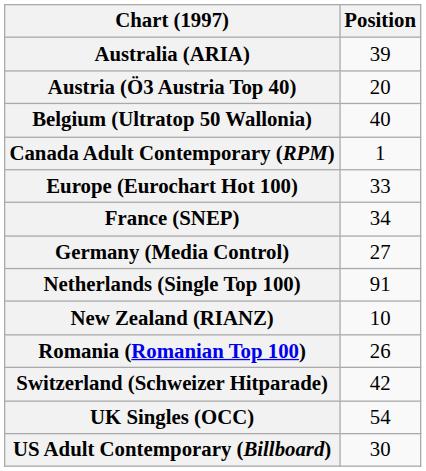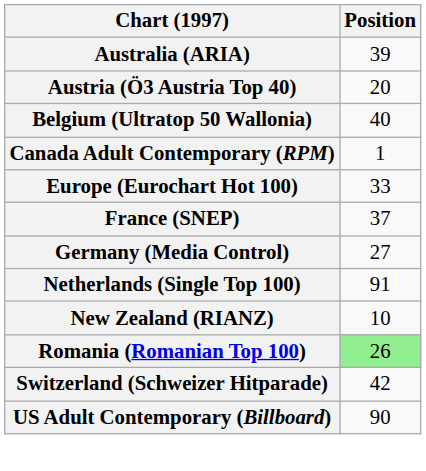(380, 218) 34 -> (380, 218) 37
(380, 350) no background -> (380, 350) lightgreen background
- row: (172, 416)
(380, 449) 30 -> (380, 416) 90
